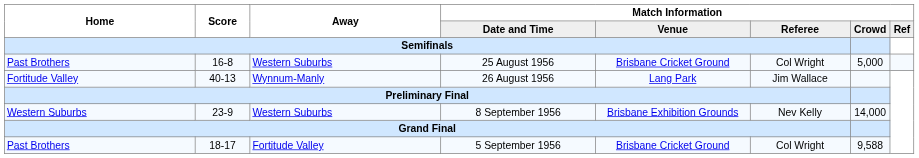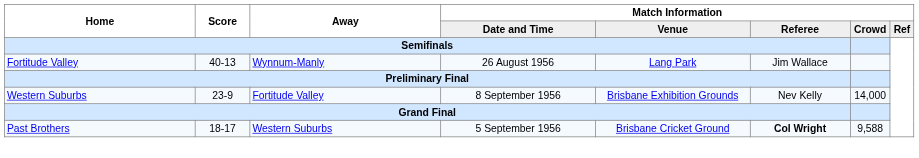- row: (223, 62)
(292, 112) Western Suburbs -> (288, 95) Fortitude Valley
(288, 145) Fortitude Valley -> (292, 129) Western Suburbs
(800, 145) normal -> (800, 129) bold
